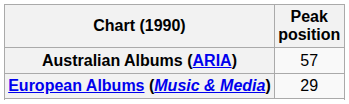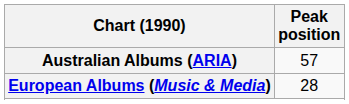(309, 85) 29 -> (309, 85) 28
